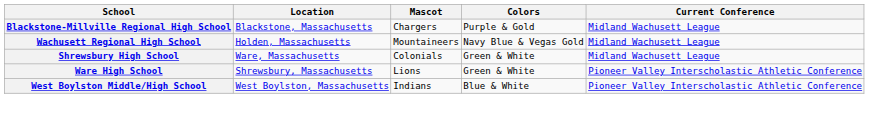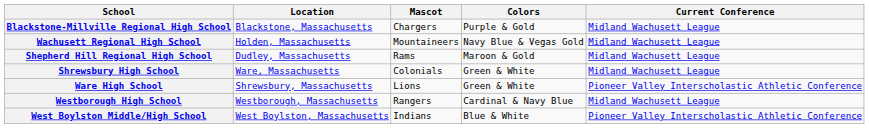+ row: (119, 56)
+ row: (119, 101)
